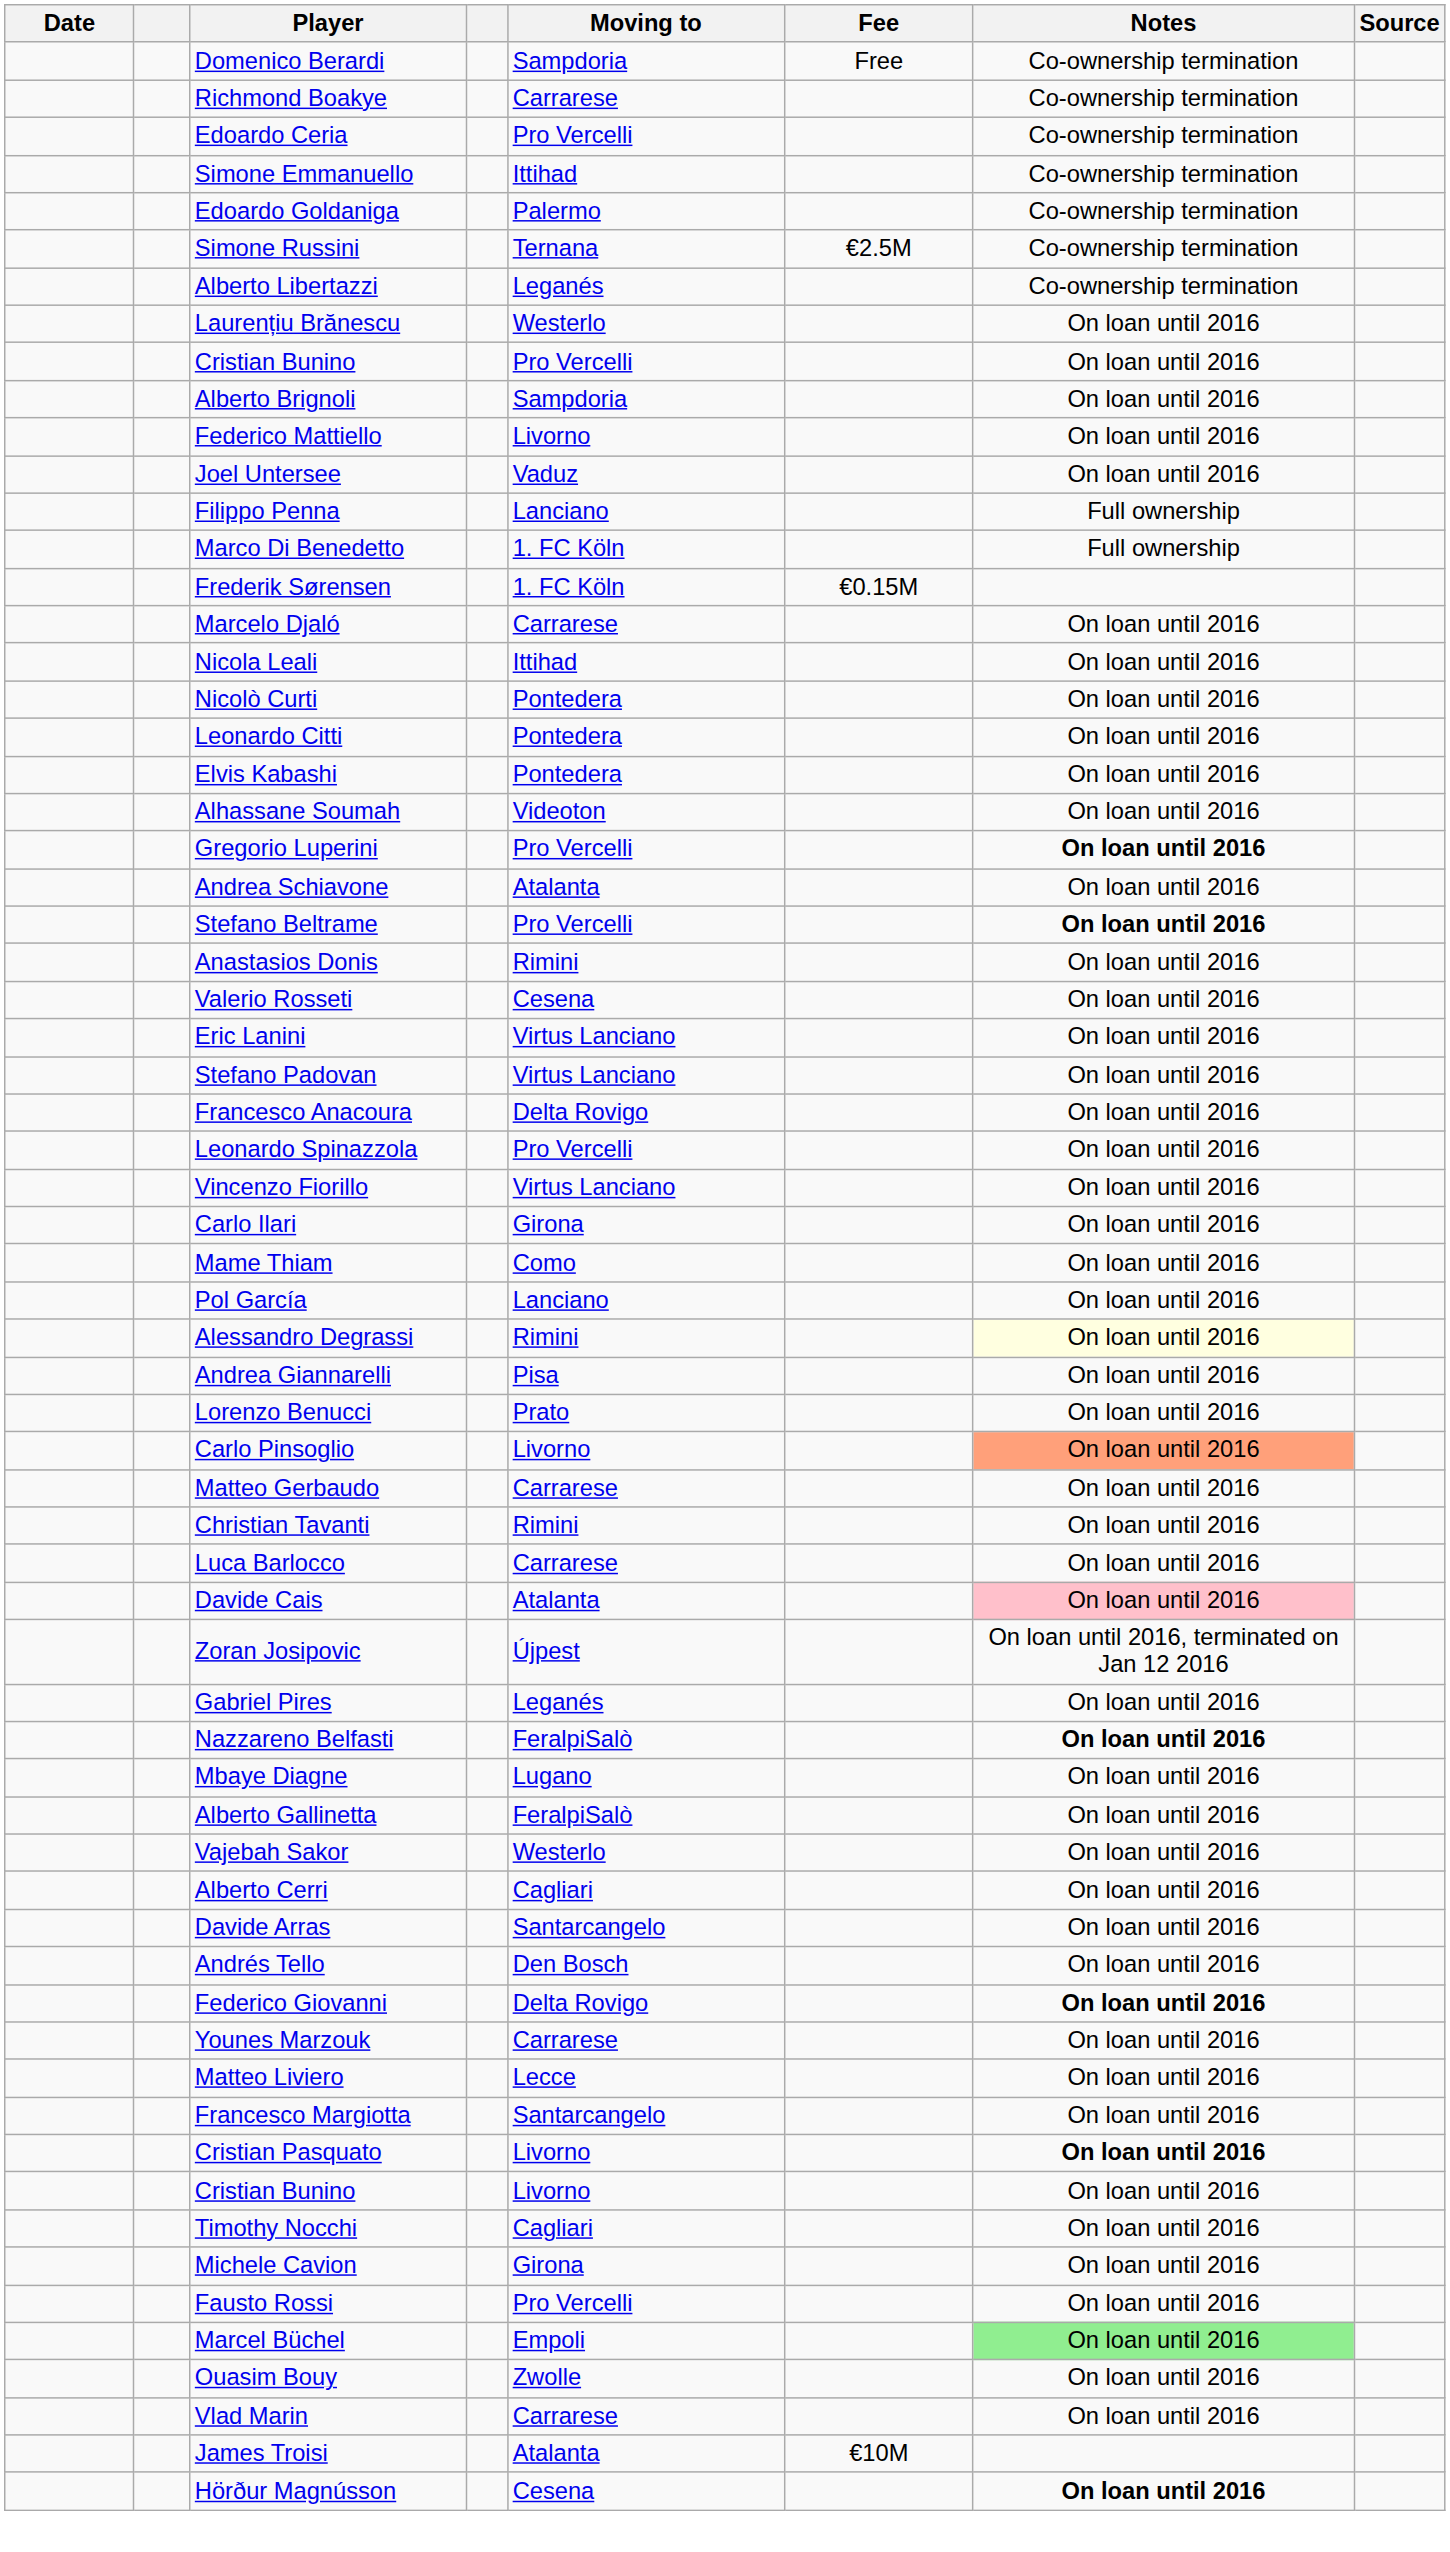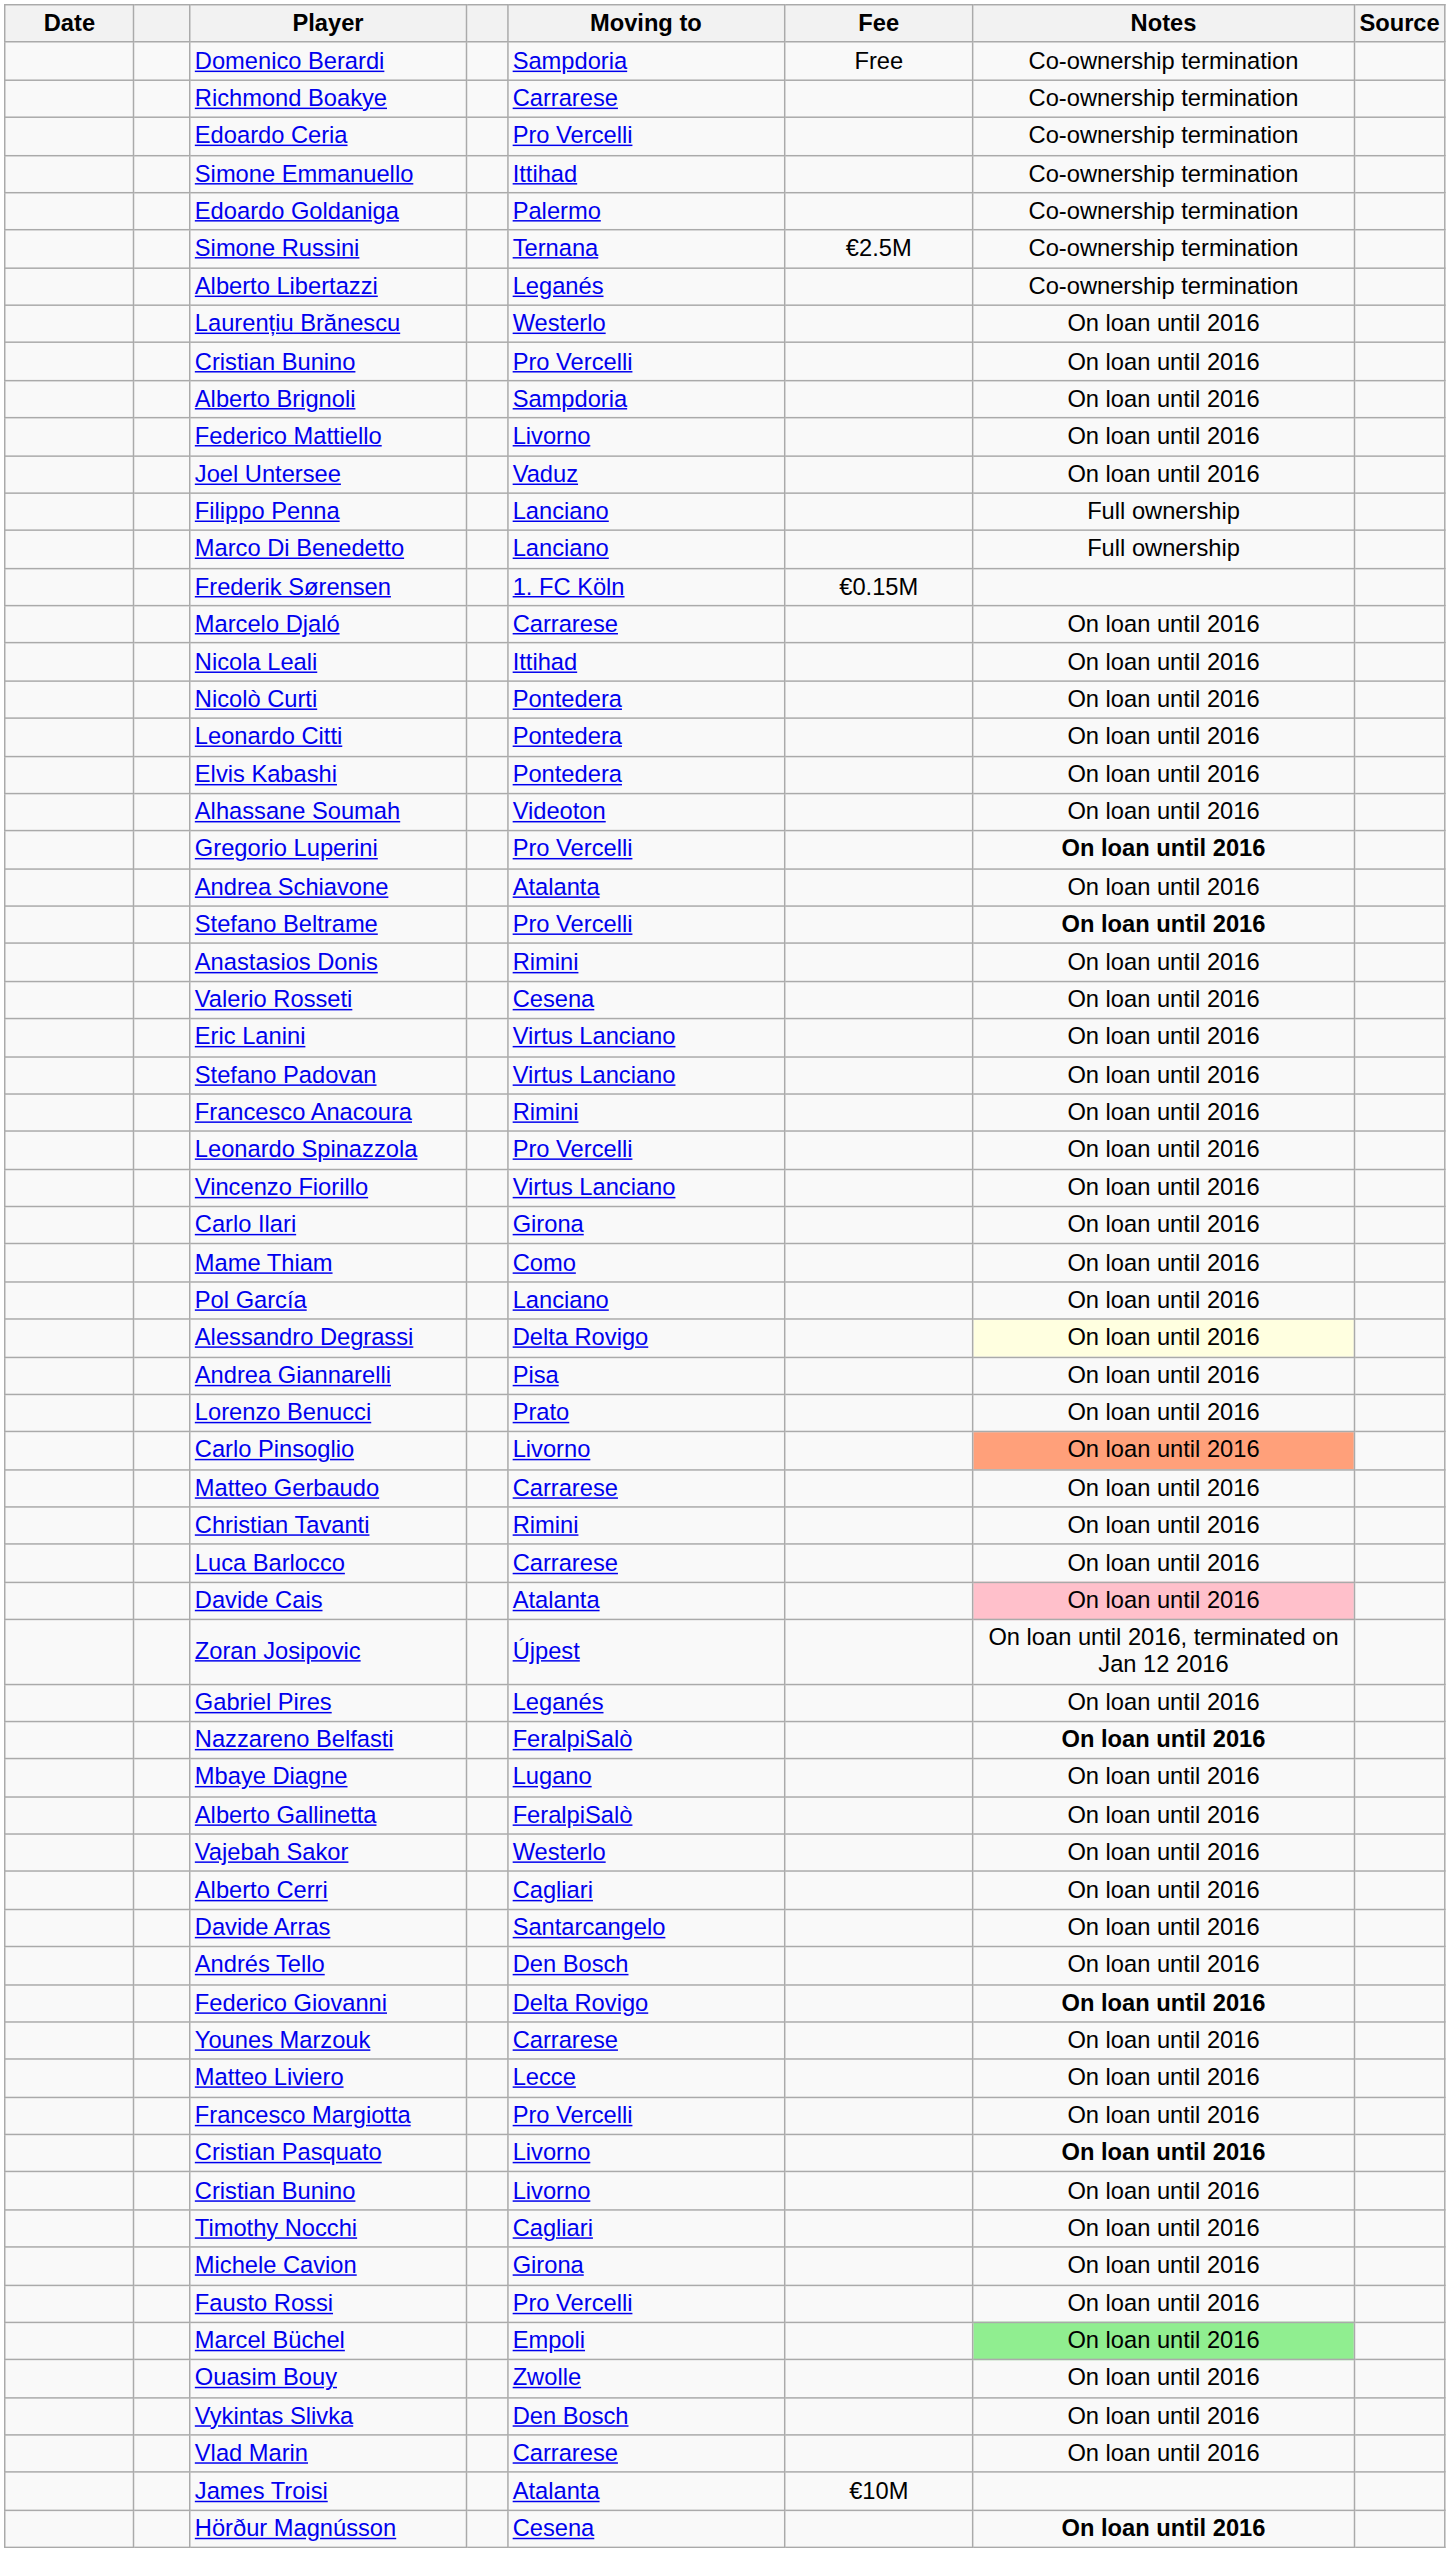(569, 549) 1. FC Köln -> (561, 549) Lanciano
(580, 1112) Delta Rovigo -> (546, 1112) Rimini
(546, 1337) Rimini -> (580, 1337) Delta Rovigo
(589, 2115) Santarcangelo -> (573, 2115) Pro Vercelli
+ row: (69, 2416)
